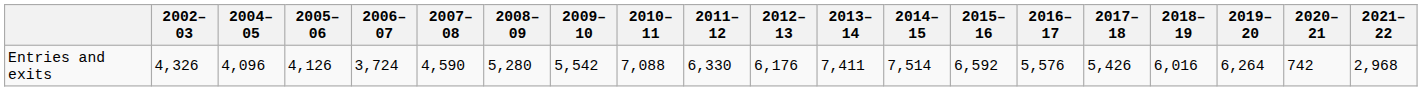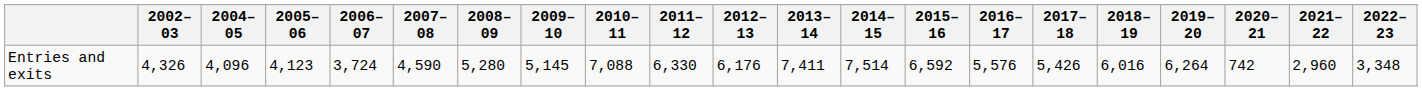+ column: (1385, 25)
(310, 66) 4,126 -> (291, 66) 4,123
(576, 66) 5,542 -> (547, 66) 5,145
(1376, 66) 2,968 -> (1314, 66) 2,960
